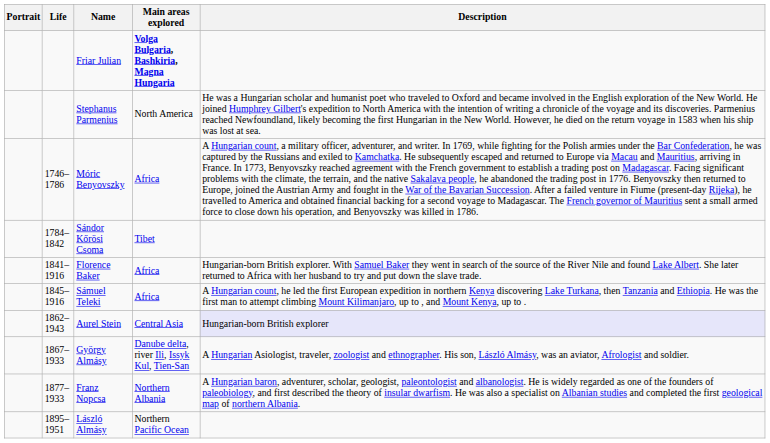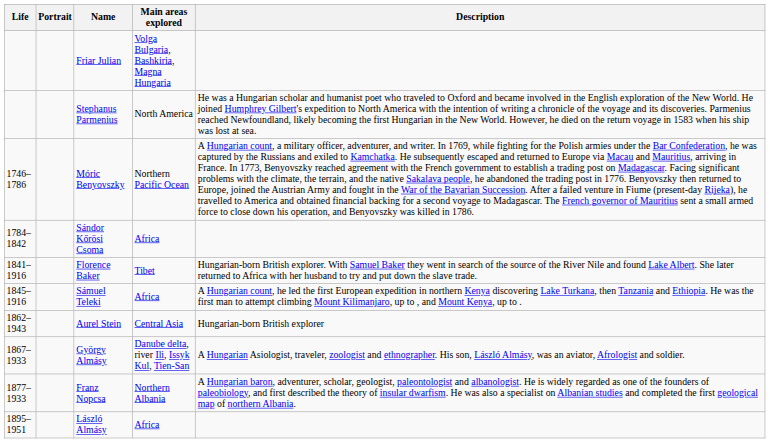columns swapped: (58, 17) <-> (23, 17)
(156, 60) bold -> (154, 60) normal
(147, 179) Africa -> (162, 179) Northern Pacific Ocean
(145, 238) Tibet -> (147, 238) Africa
(147, 270) Africa -> (145, 270) Tibet
(265, 323) lavender background -> (261, 323) no background
(162, 425) Northern Pacific Ocean -> (147, 425) Africa
